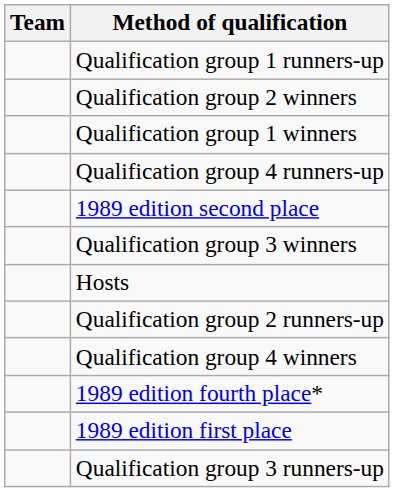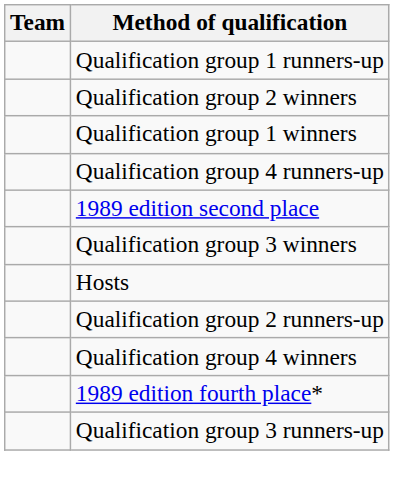- row: (184, 430)
